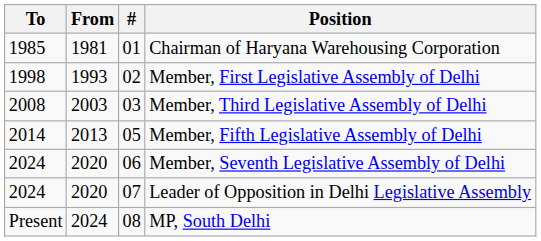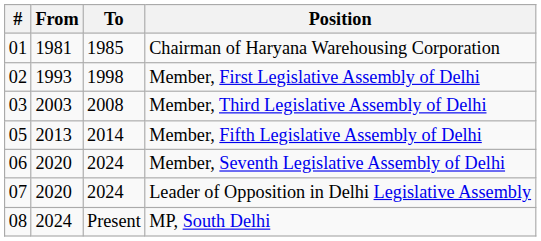columns swapped: (132, 18) <-> (36, 18)
